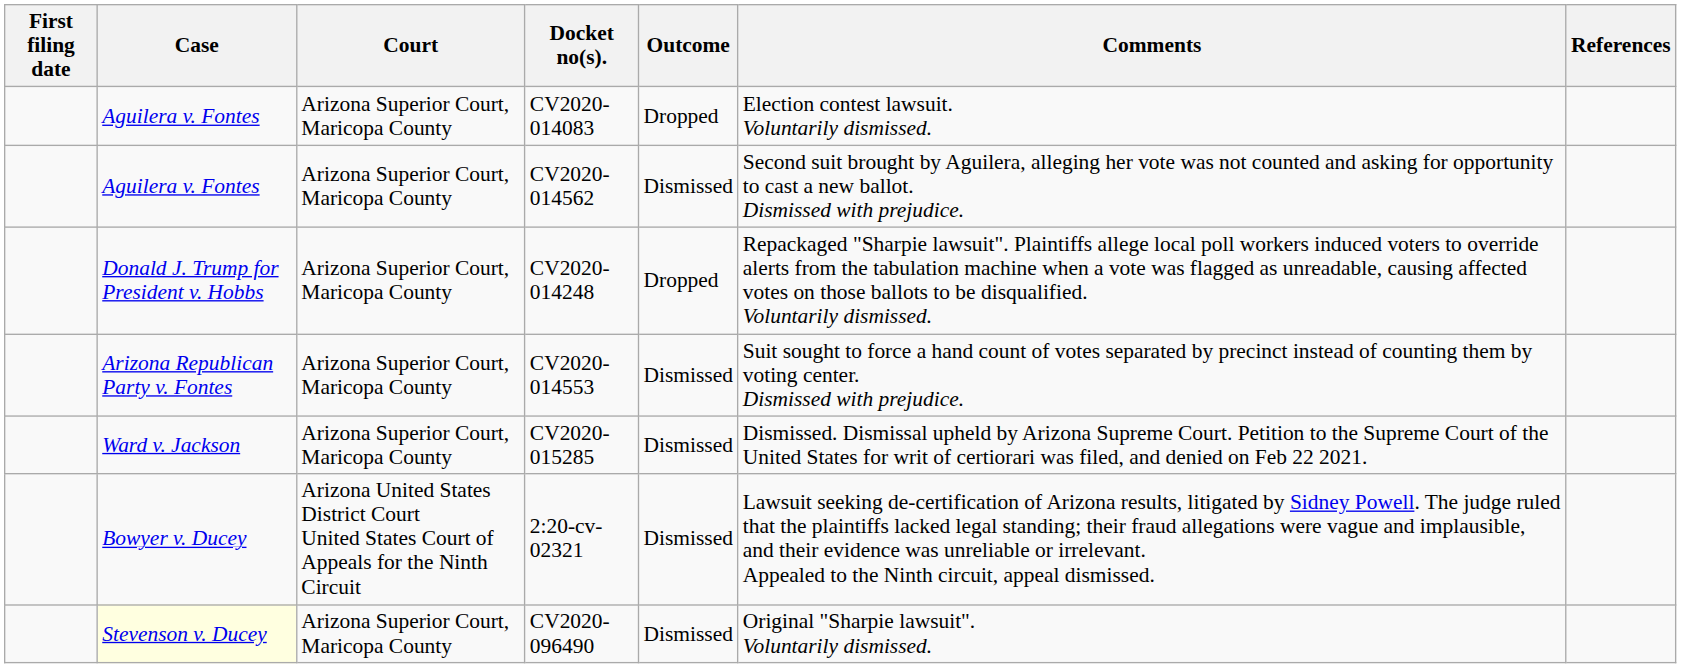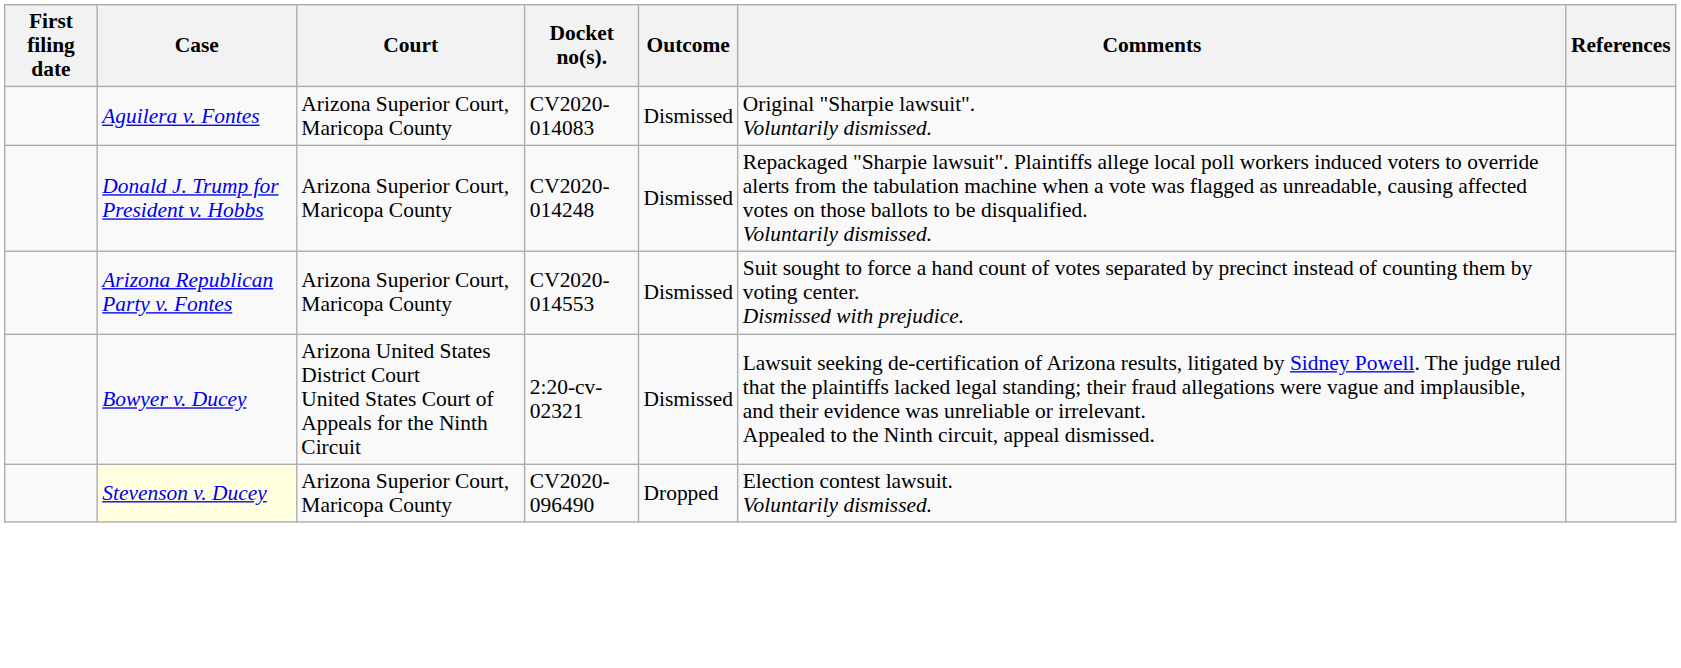(681, 115) Dropped -> (688, 115) Dismissed
(848, 115) Election contest lawsuit. Voluntarily dismissed. -> (859, 115) Original "Sharpie lawsuit". Voluntarily dismissed.
- row: (570, 185)
(681, 280) Dropped -> (688, 198) Dismissed
- row: (570, 444)
(688, 633) Dismissed -> (681, 493) Dropped
(859, 633) Original "Sharpie lawsuit". Voluntarily dismissed. -> (848, 493) Election contest lawsuit. Voluntarily dismissed.
